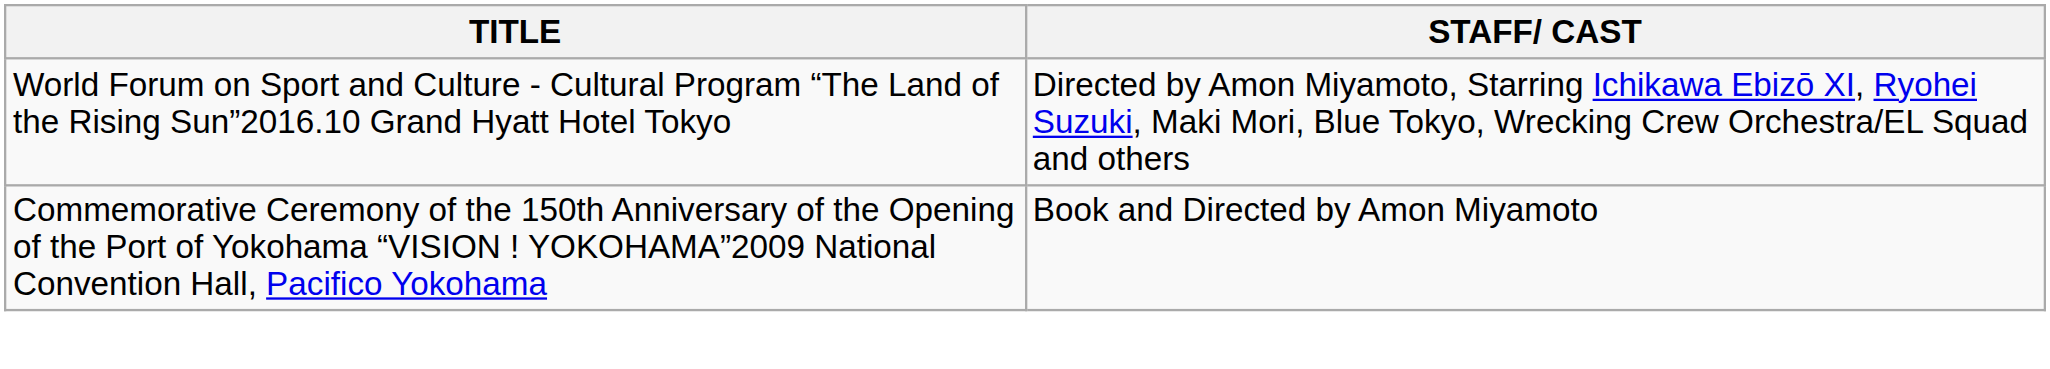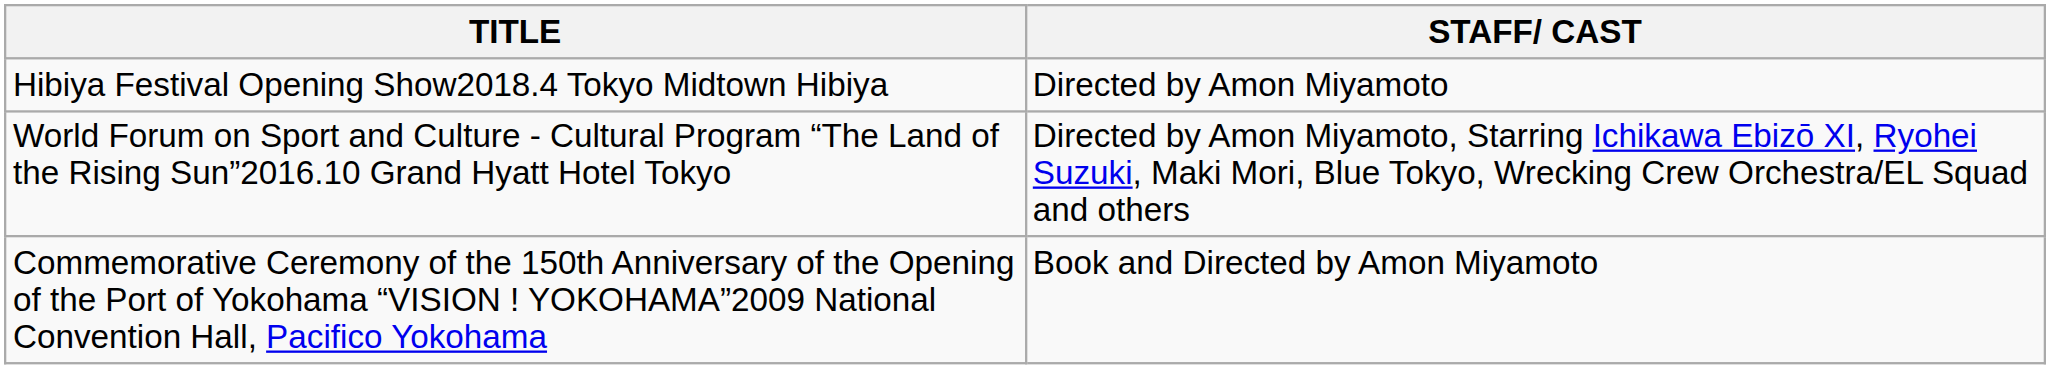+ row: (451, 84)
